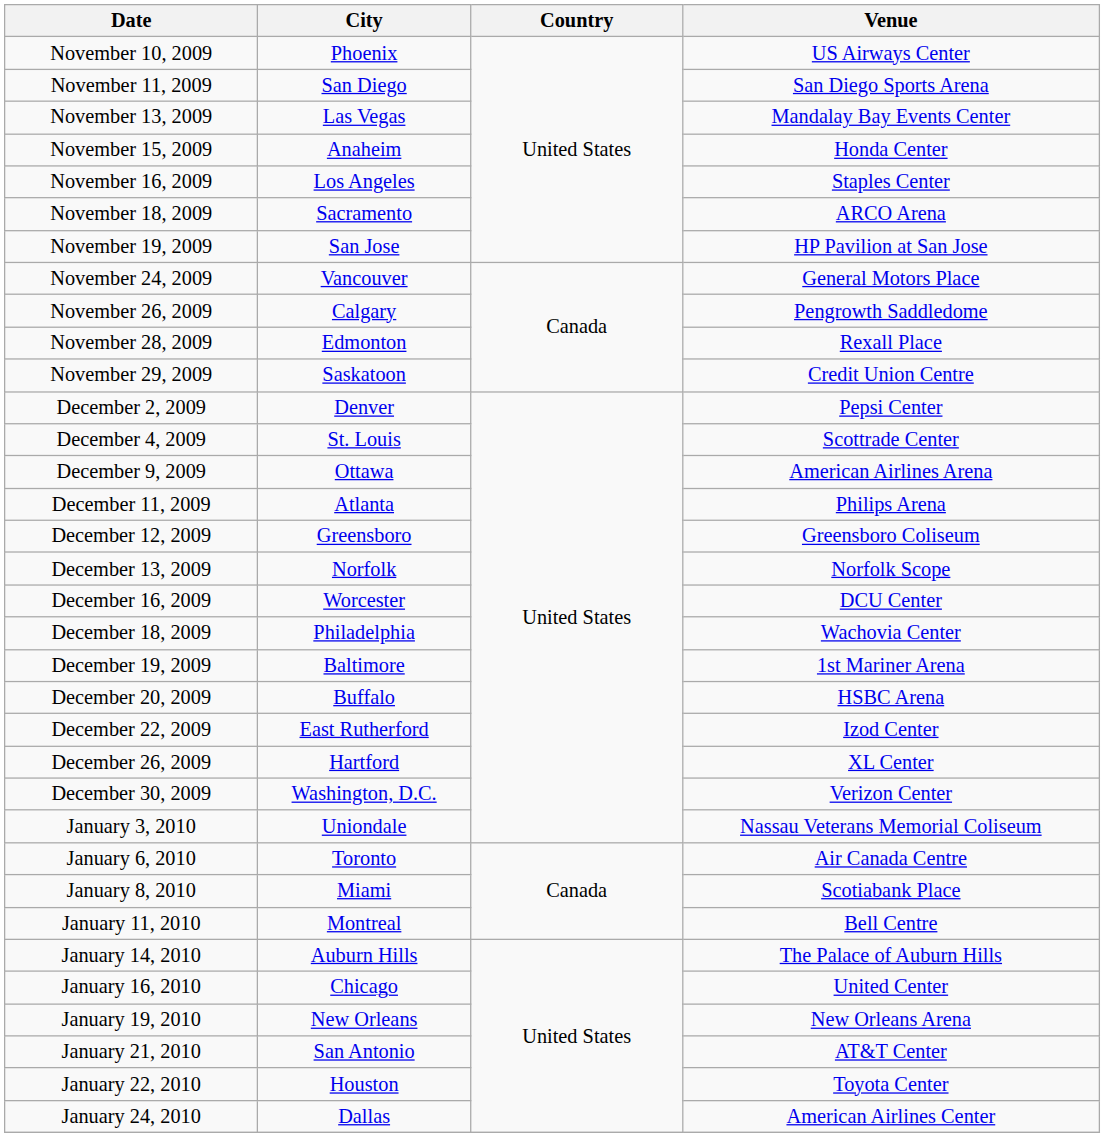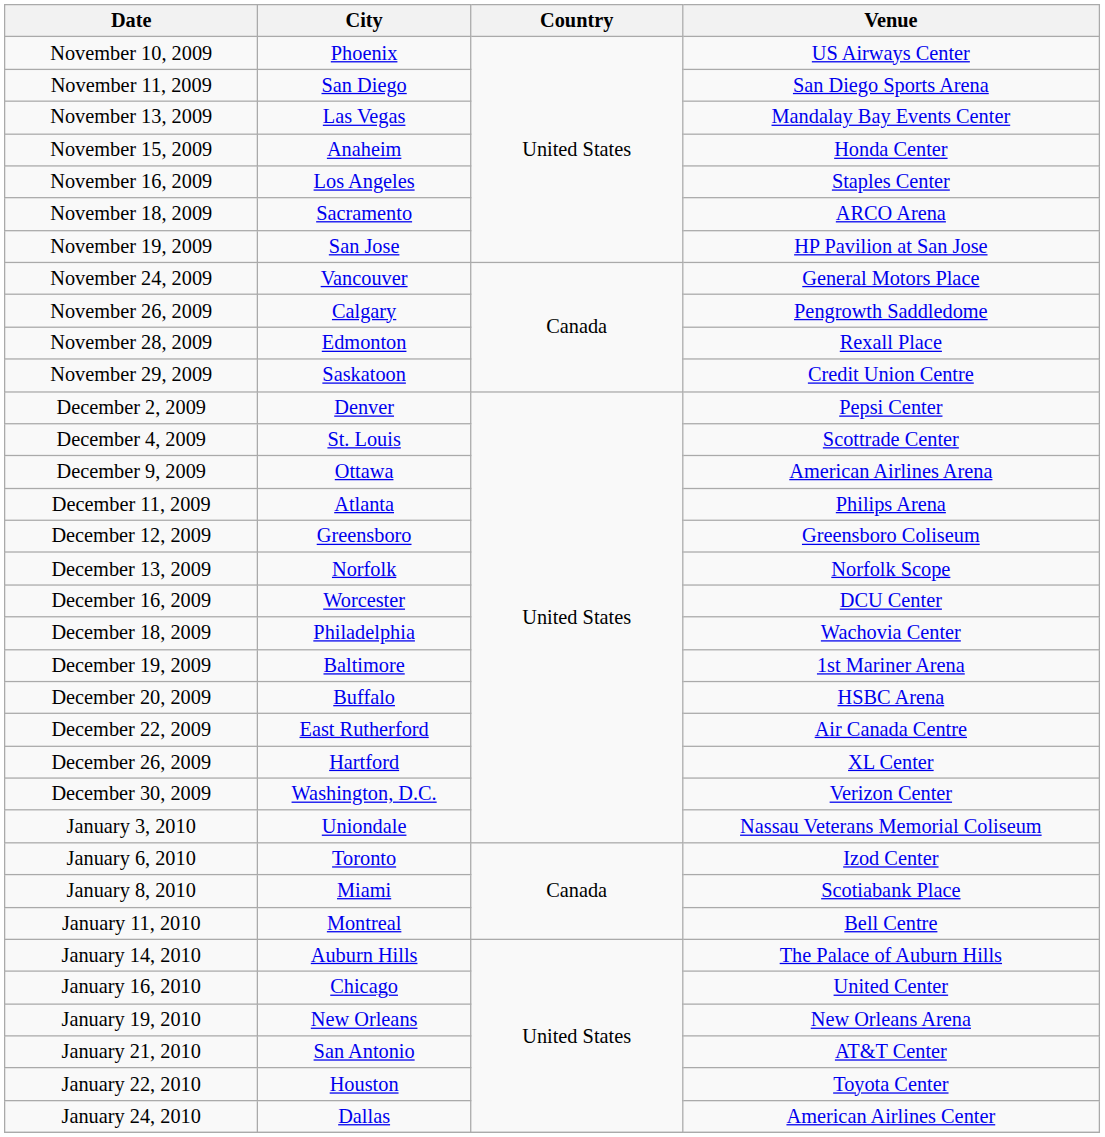(891, 729) Izod Center -> (891, 729) Air Canada Centre
(891, 858) Air Canada Centre -> (891, 858) Izod Center
